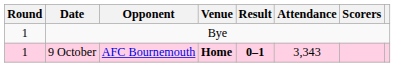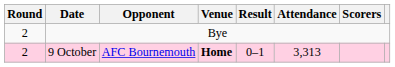(25, 33) 1 -> (25, 33) 2
(25, 52) 1 -> (25, 52) 2
(255, 52) bold -> (255, 52) normal
(307, 52) 3,343 -> (307, 52) 3,313
